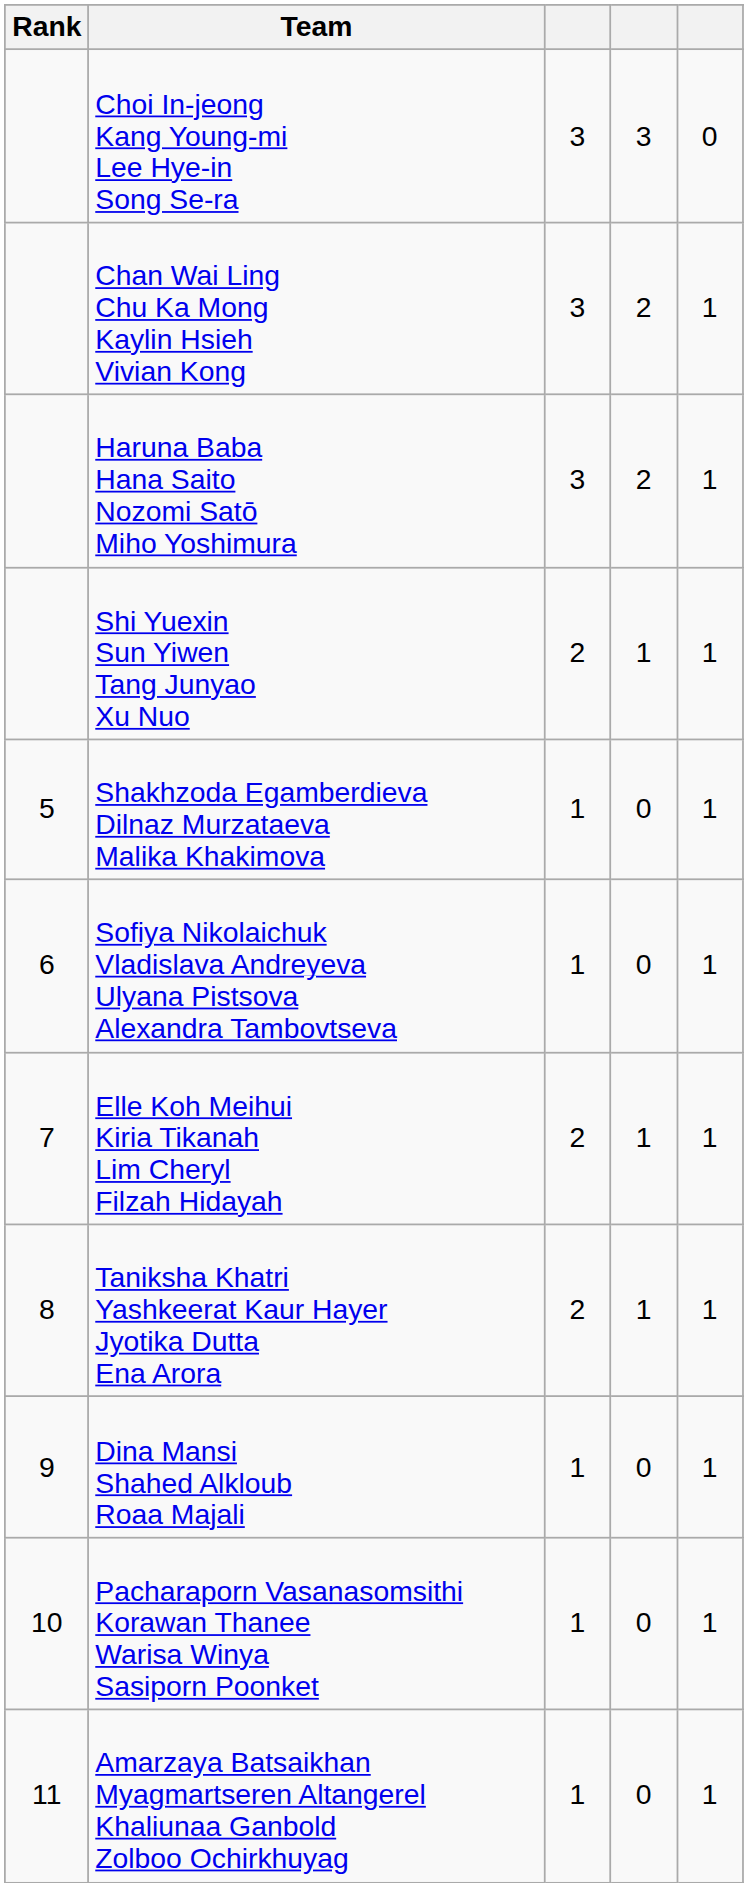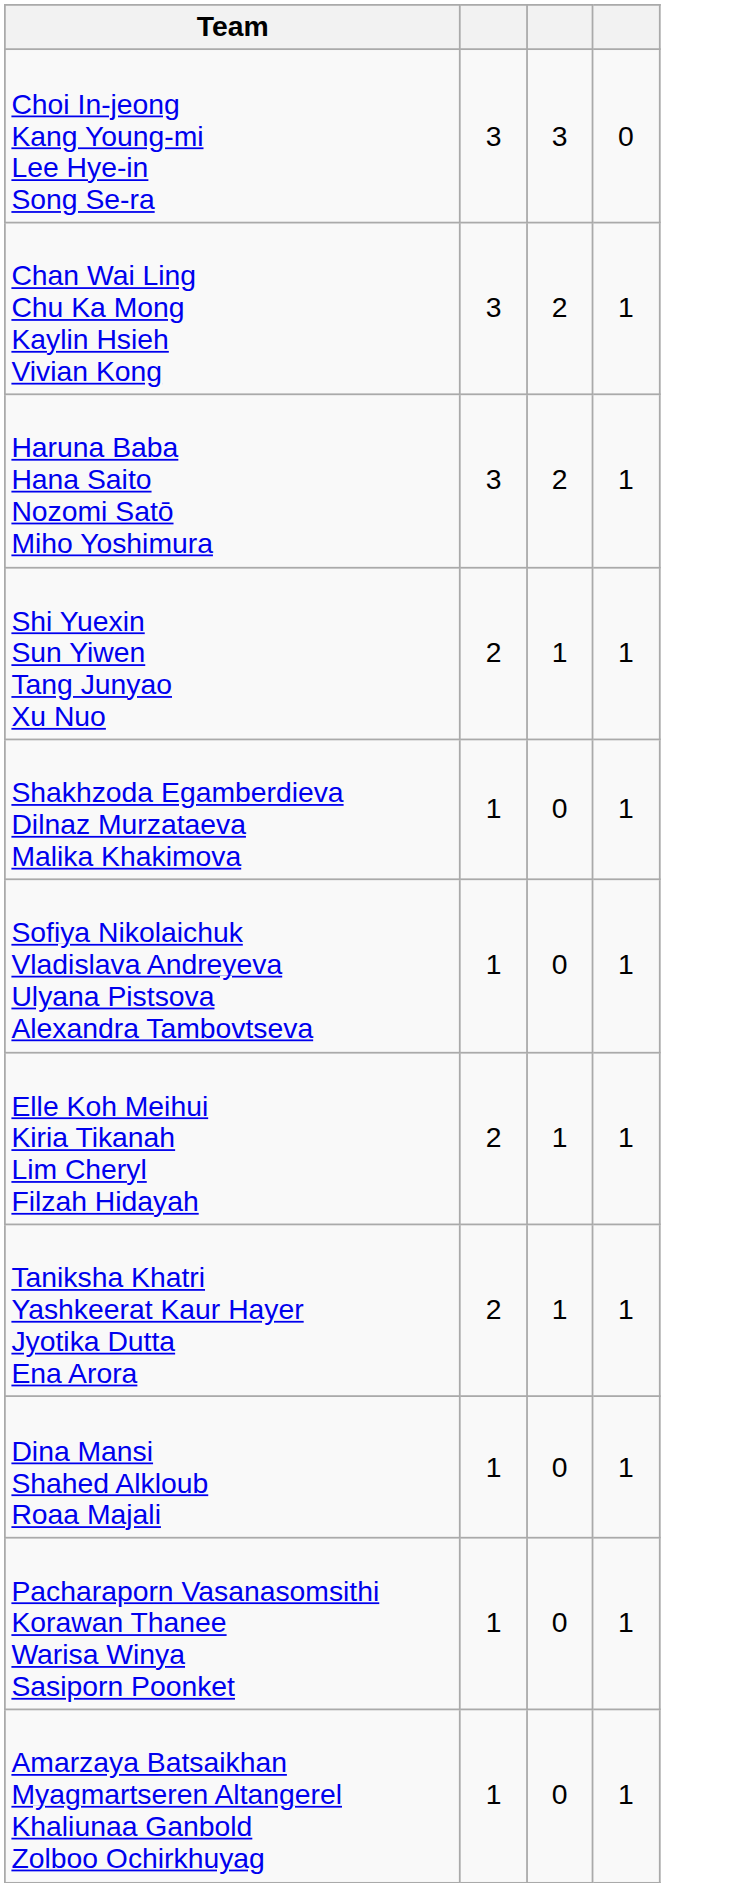- column: (47, 26)
